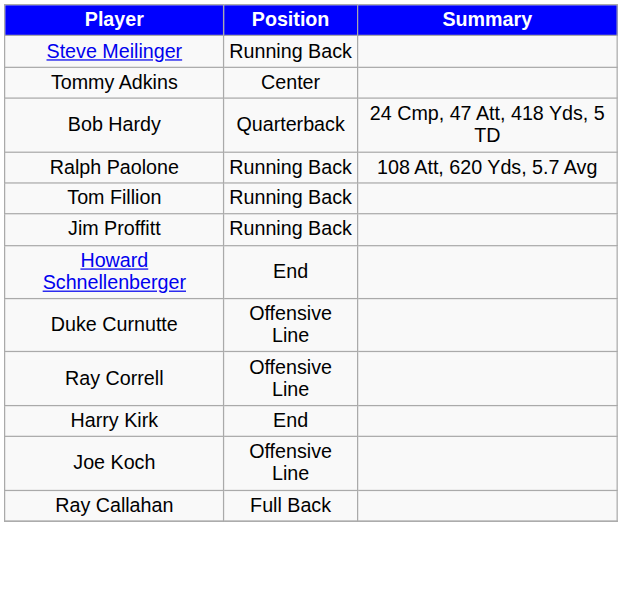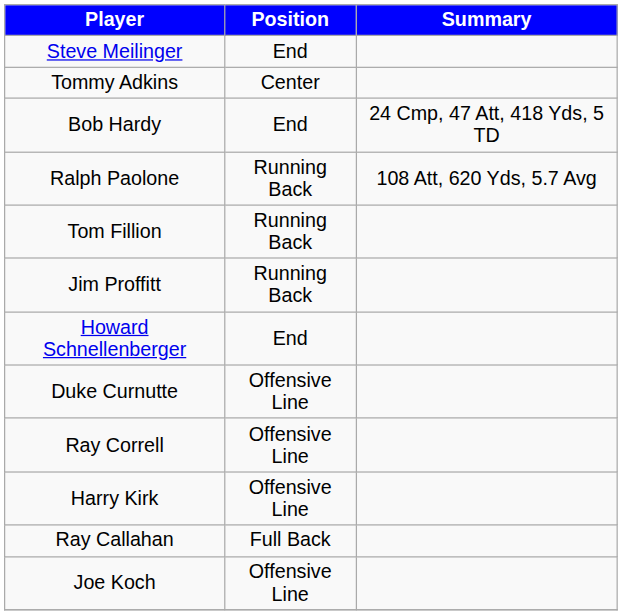(291, 51) Running Back -> (290, 51) End
(291, 124) Quarterback -> (290, 124) End
(291, 420) End -> (290, 498) Offensive Line
rows swapped: (114, 463) <-> (114, 505)
